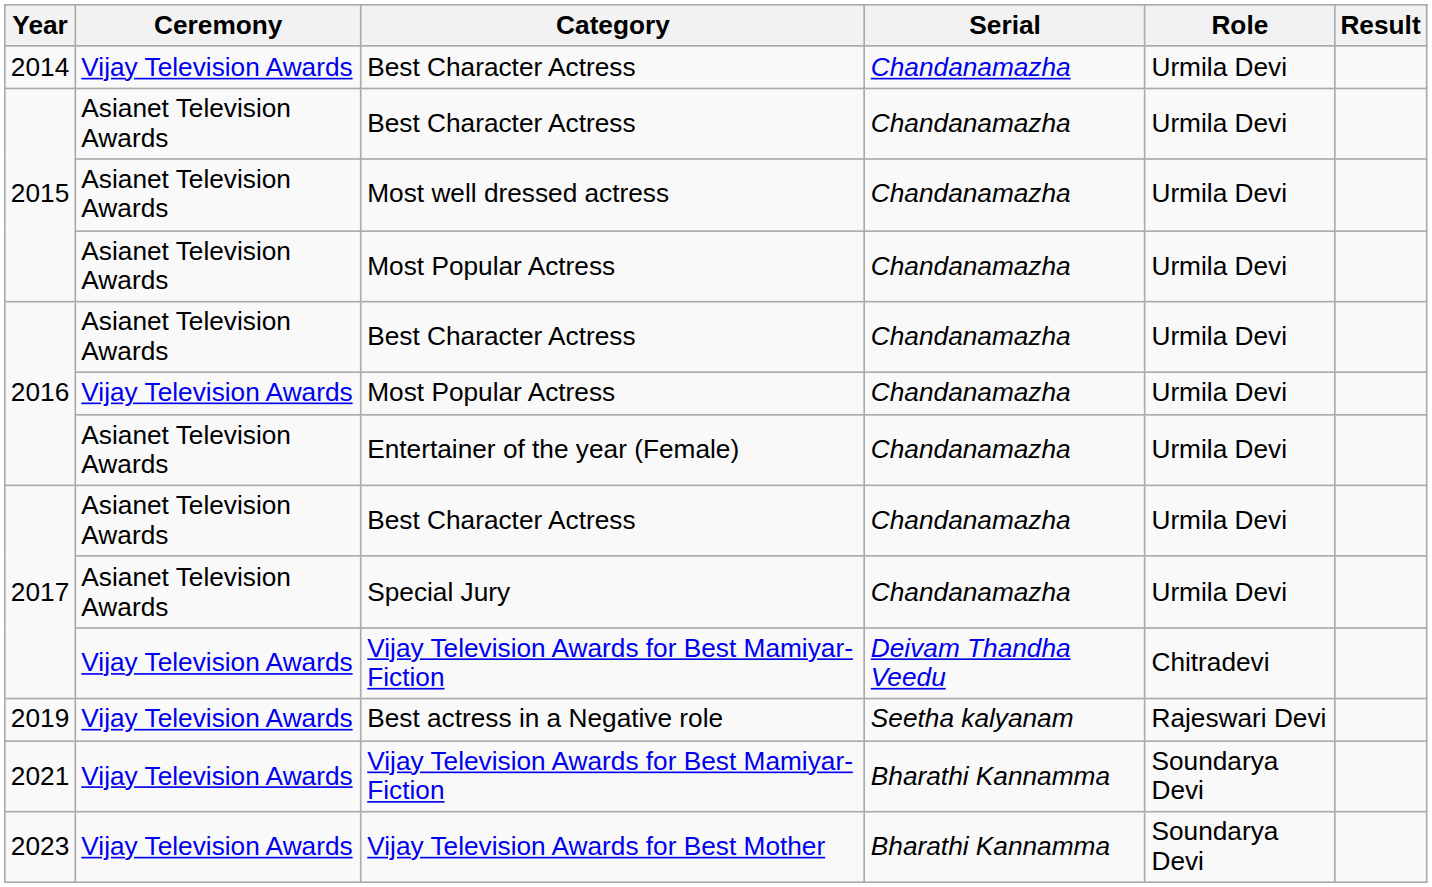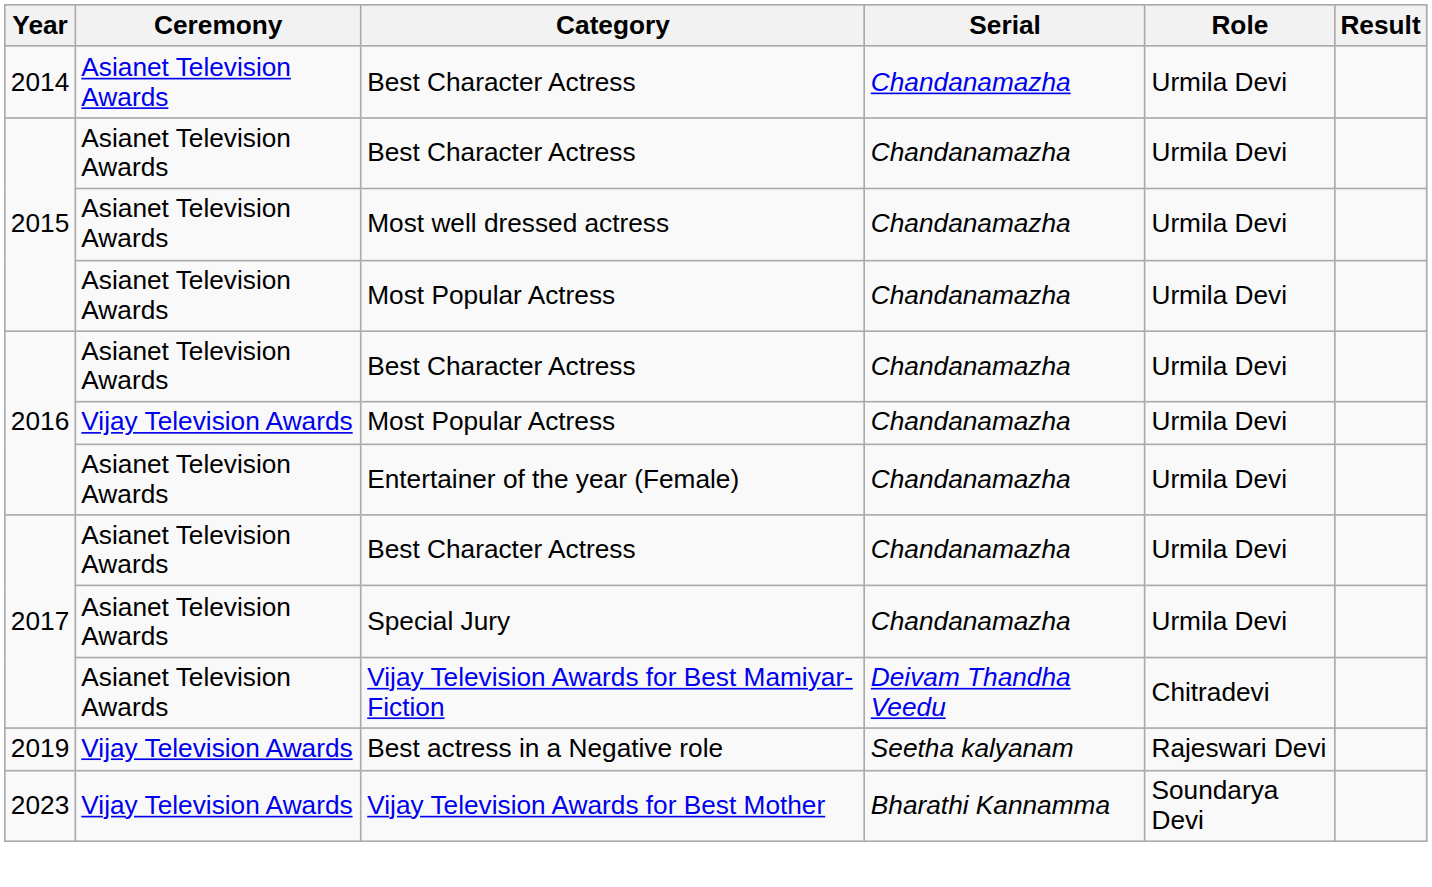(217, 66) Vijay Television Awards -> (186, 81) Asianet Television Awards
(217, 662) Vijay Television Awards -> (186, 692) Asianet Television Awards
- row: (40, 775)
